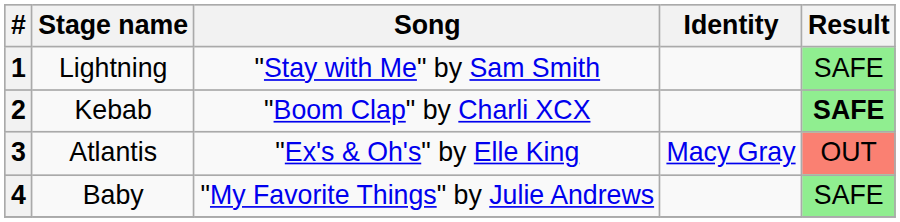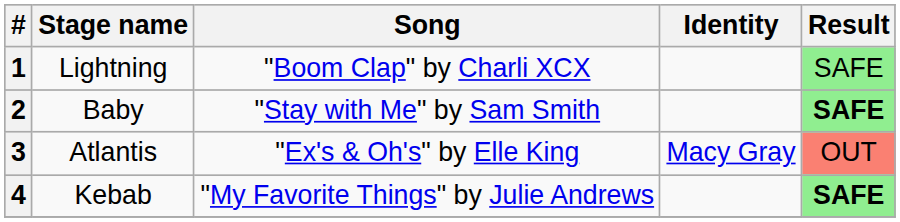(427, 68) "Stay with Me" by Sam Smith -> (427, 68) "Boom Clap" by Charli XCX
(113, 110) Kebab -> (113, 110) Baby
(427, 110) "Boom Clap" by Charli XCX -> (427, 110) "Stay with Me" by Sam Smith
(113, 195) Baby -> (113, 195) Kebab
(849, 195) normal -> (849, 195) bold
